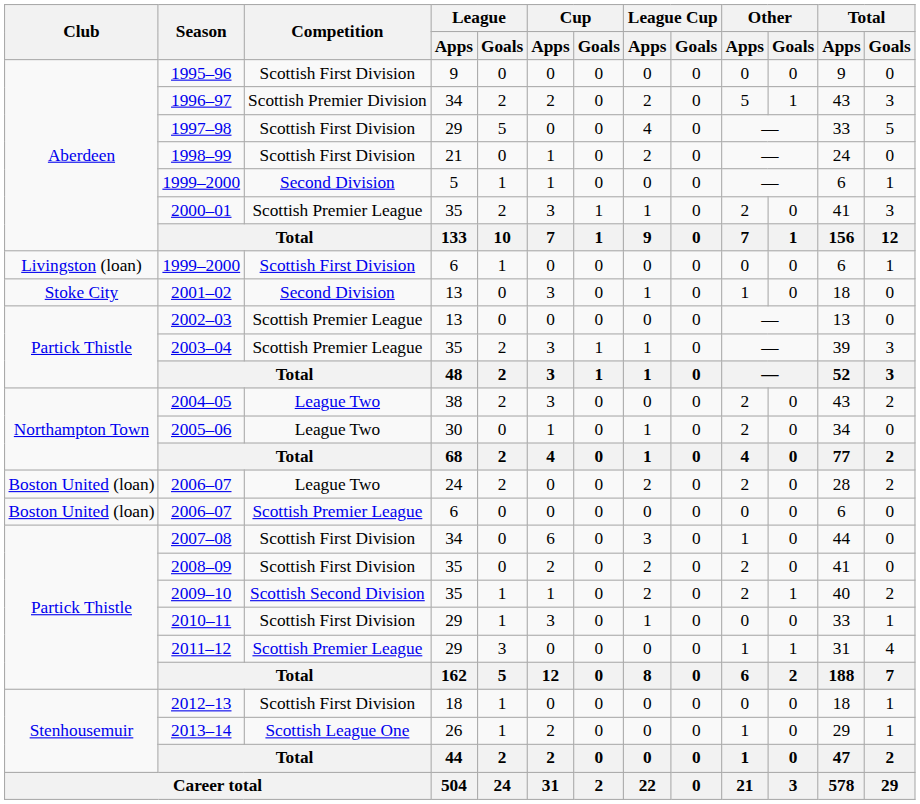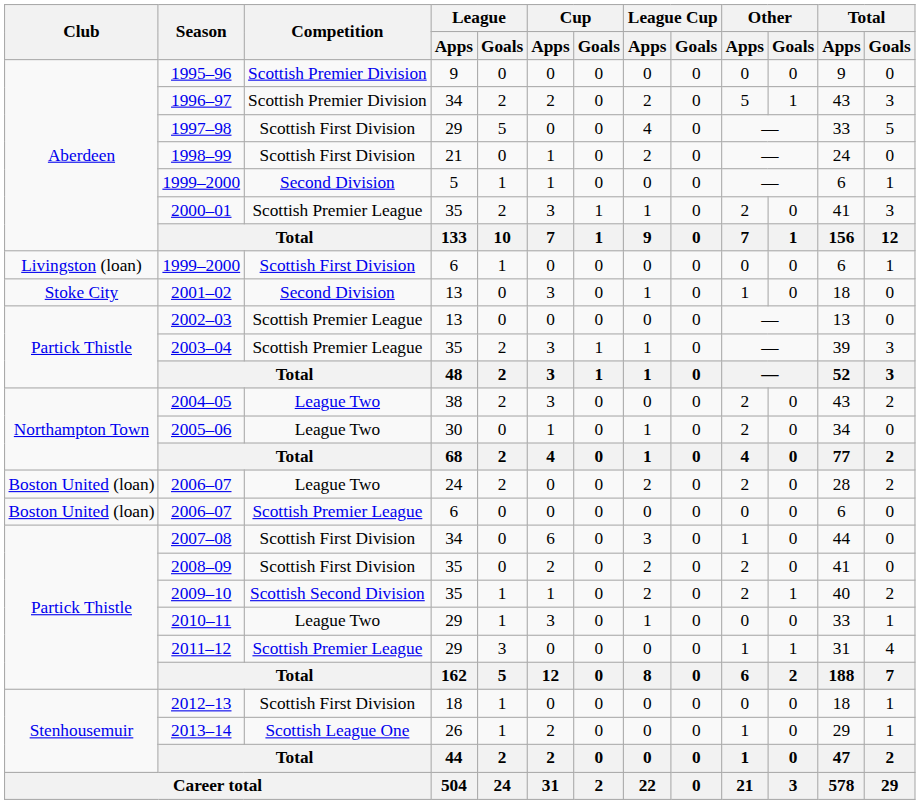(337, 73) Scottish First Division -> (337, 73) Scottish Premier Division
(337, 621) Scottish First Division -> (337, 621) League Two
